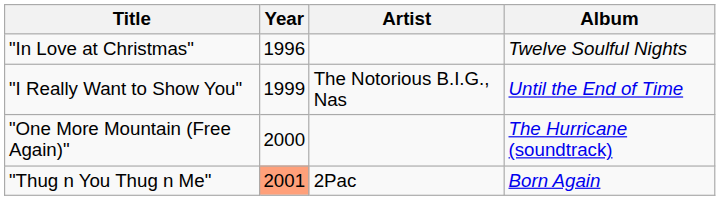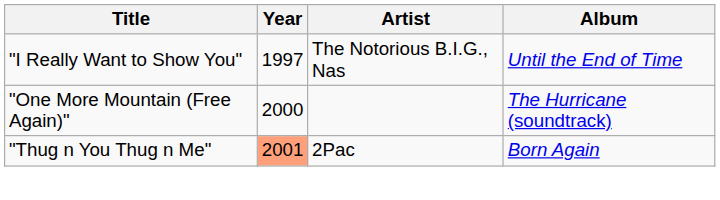- row: (101, 49)
(284, 89) 1999 -> (283, 59) 1997
